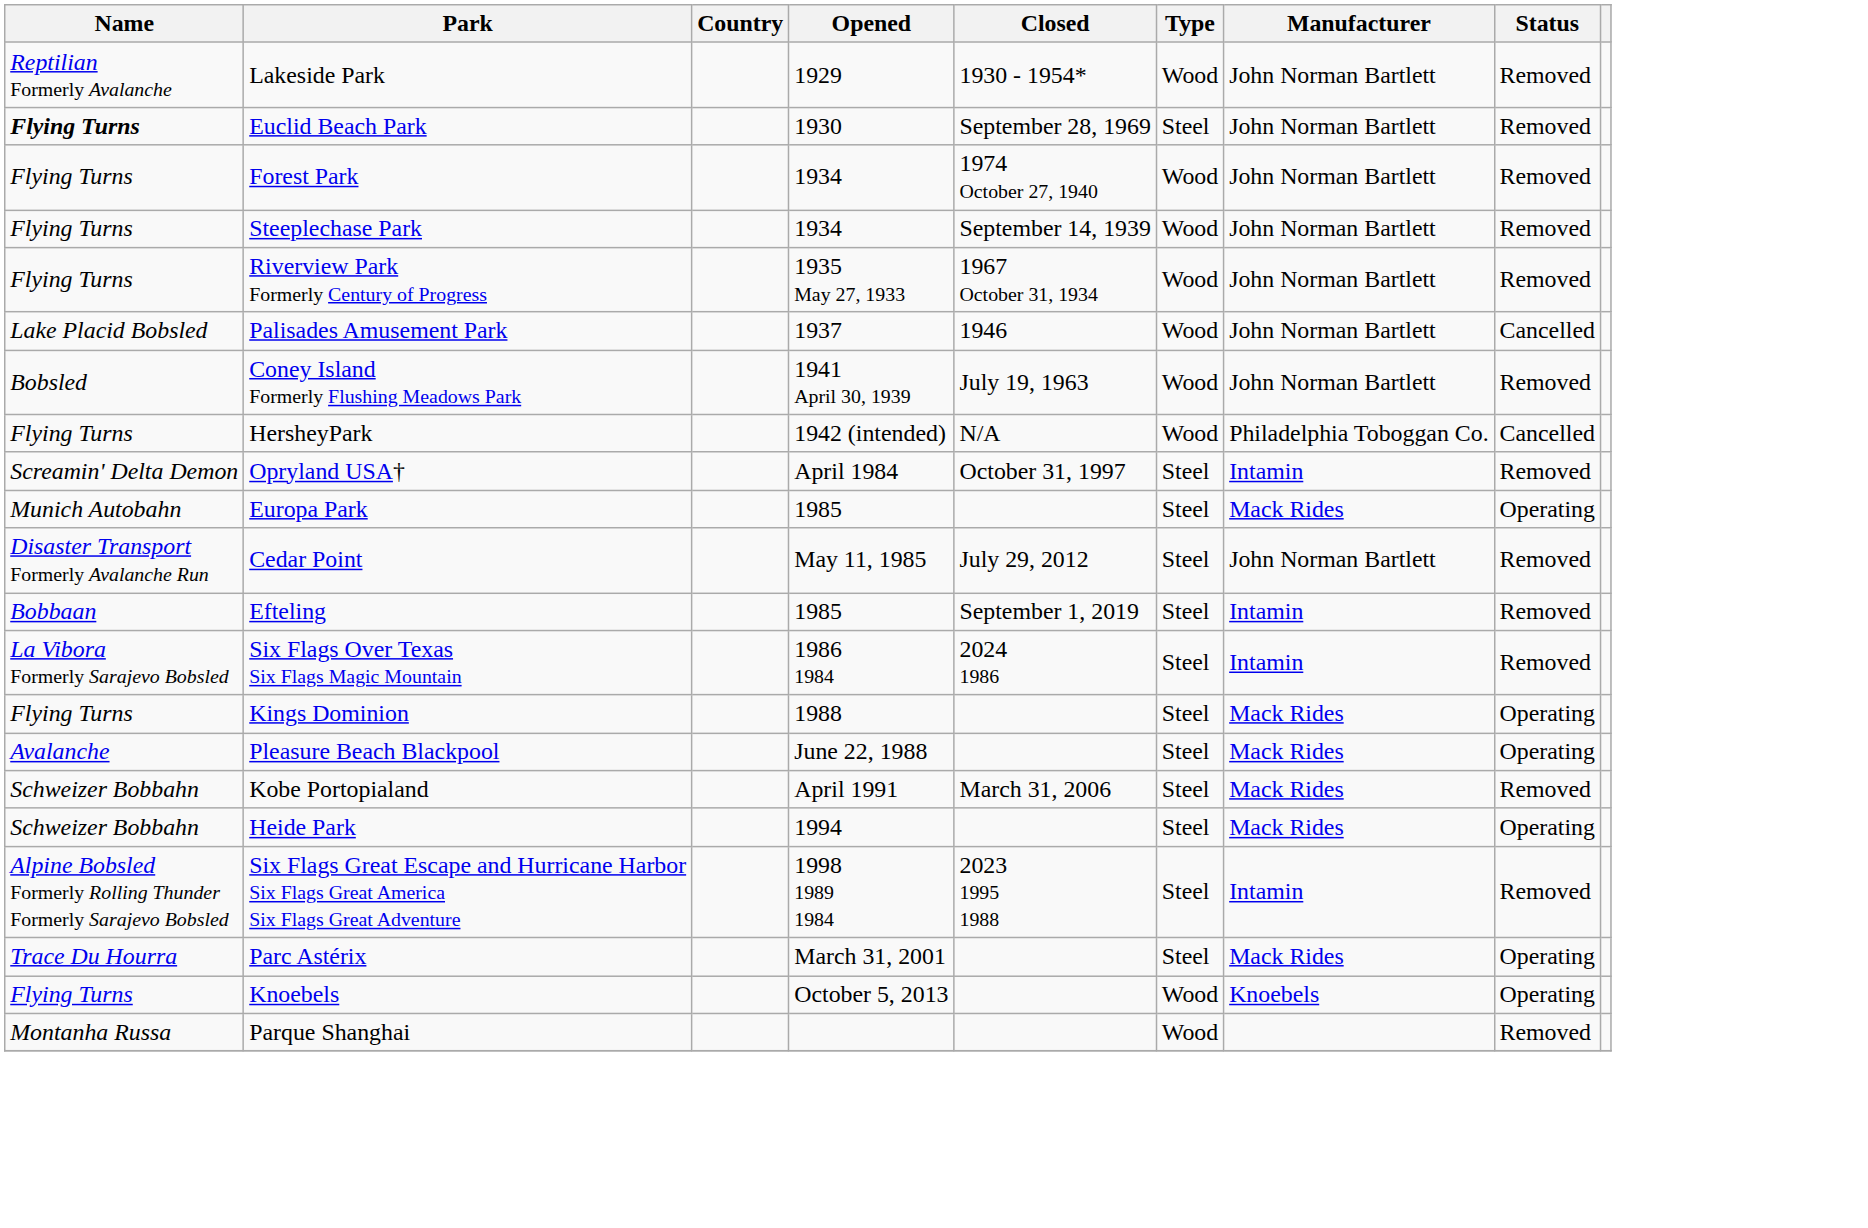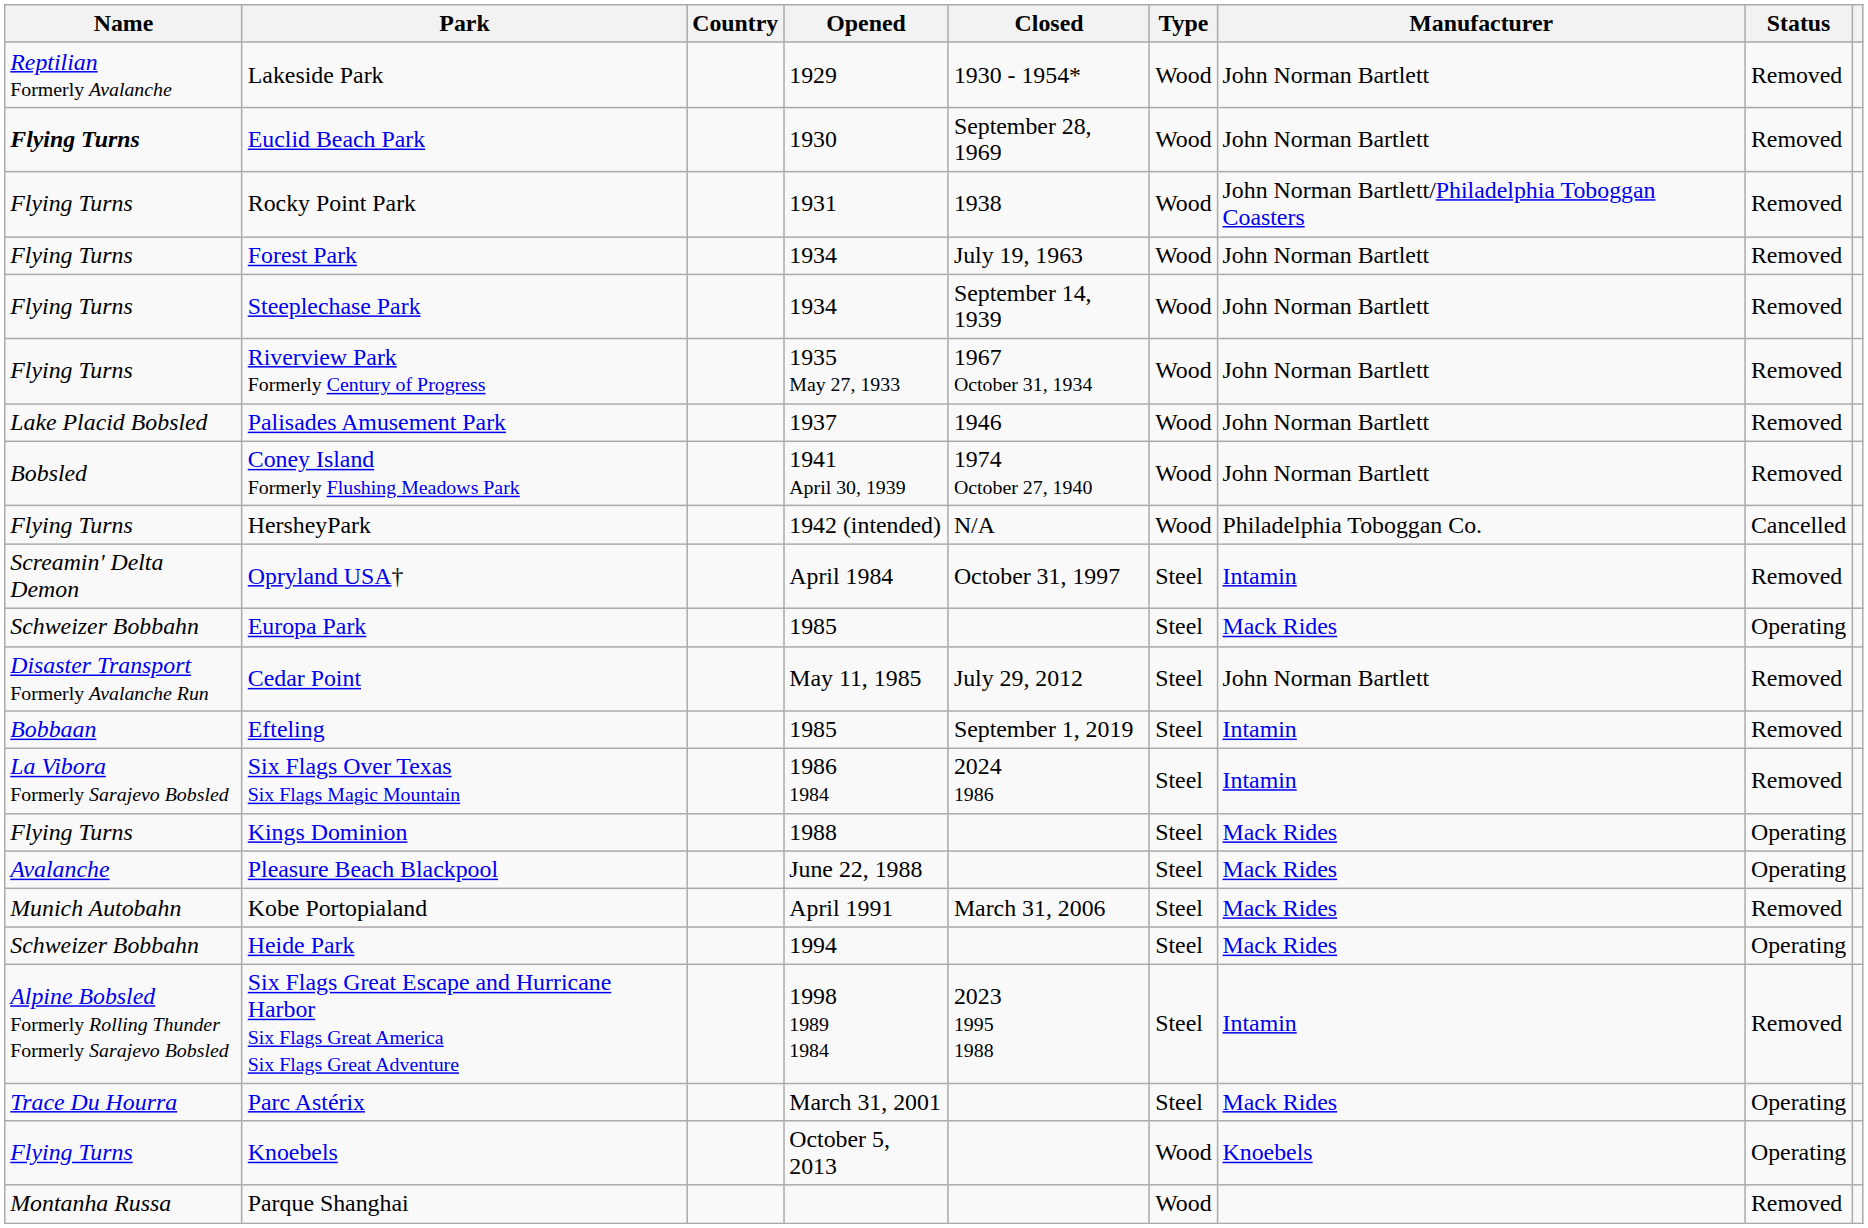(1186, 125) Steel -> (1183, 139) Wood
+ row: (332, 203)
(1029, 177) 1974 October 27, 1940 -> (1018, 255) July 19, 1963
(1547, 330) Cancelled -> (1797, 422) Removed
(1024, 381) July 19, 1963 -> (1023, 473) 1974 October 27, 1940
(96, 508) Munich Autobahn -> (105, 627) Schweizer Bobbahn
(105, 789) Schweizer Bobbahn -> (96, 907) Munich Autobahn
